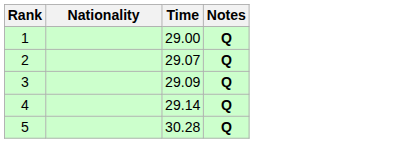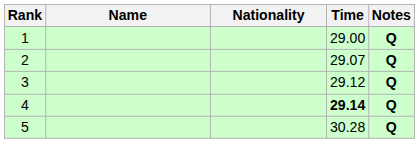+ column: (128, 15)
(183, 82) 29.09 -> (348, 82) 29.12
(183, 104) normal -> (348, 104) bold
